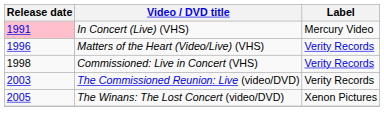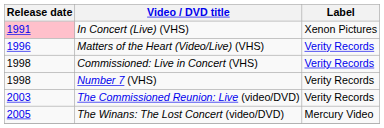(339, 30) Mercury Video -> (341, 30) Xenon Pictures
+ row: (117, 81)
(341, 98) Xenon Pictures -> (339, 115) Mercury Video
